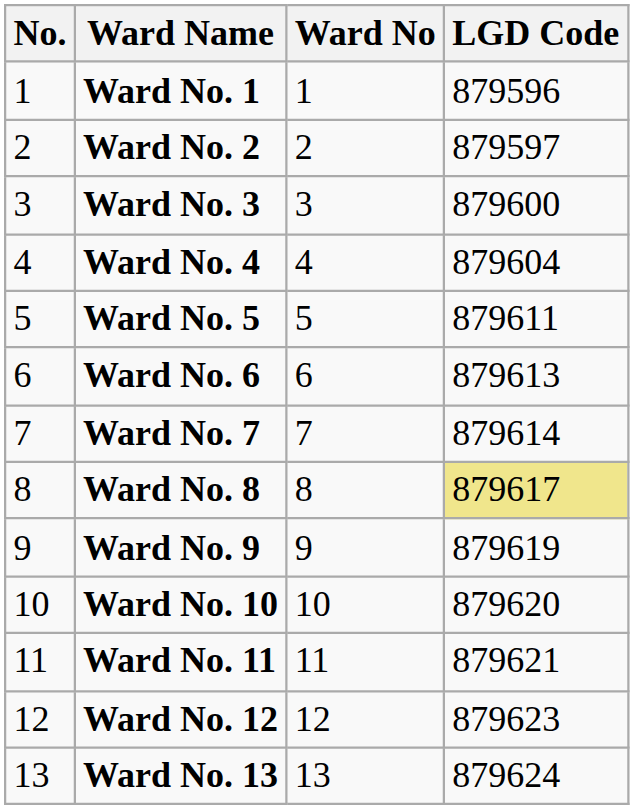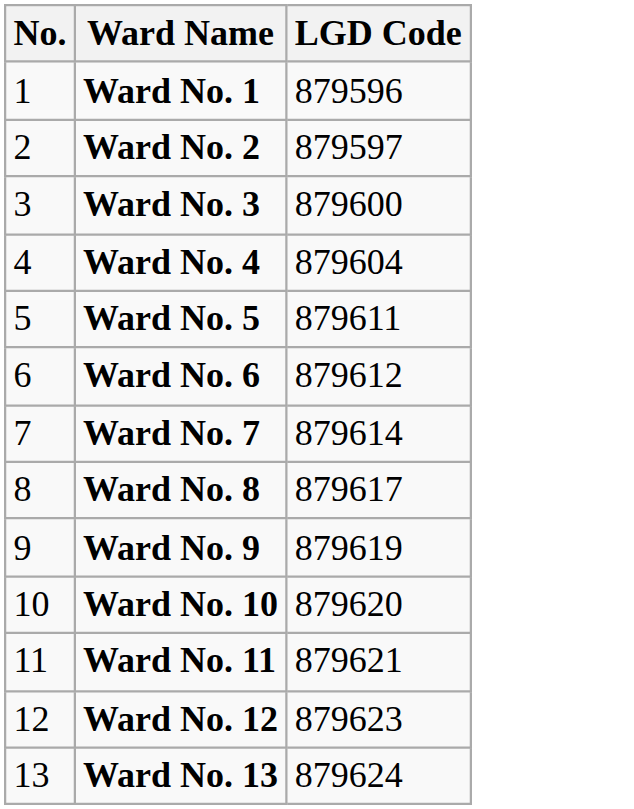- column: (365, 33)
(506, 375) 879613 -> (349, 375) 879612
(506, 489) khaki background -> (349, 489) no background
